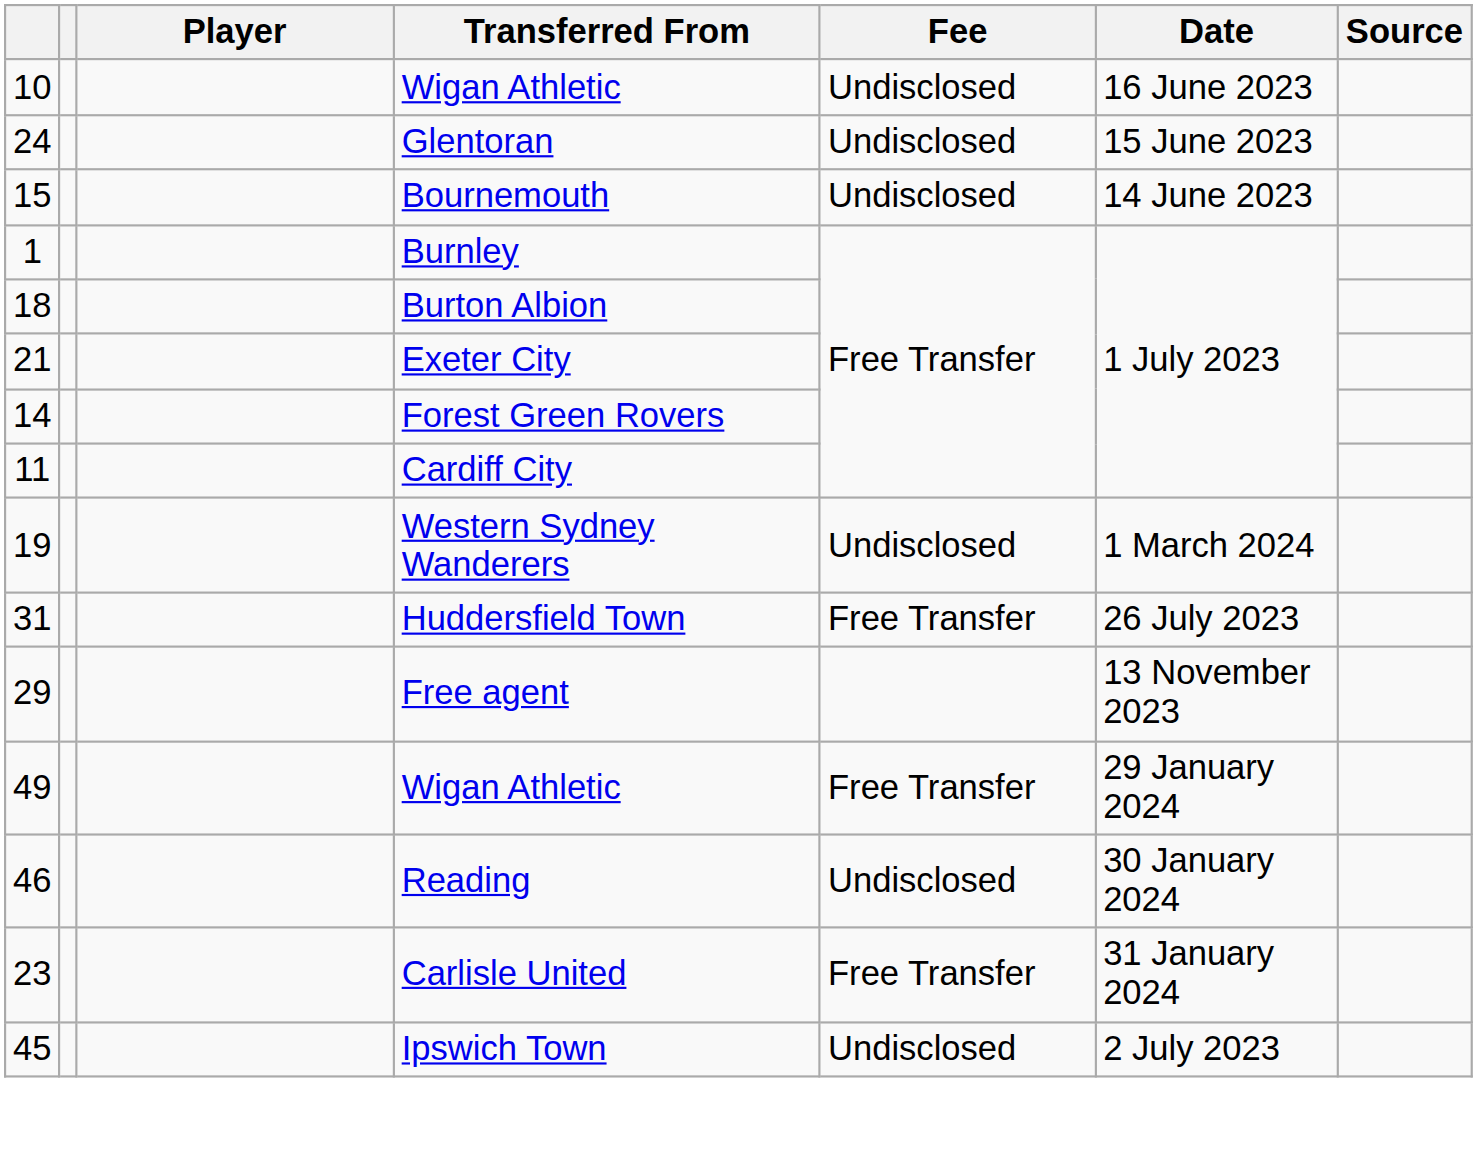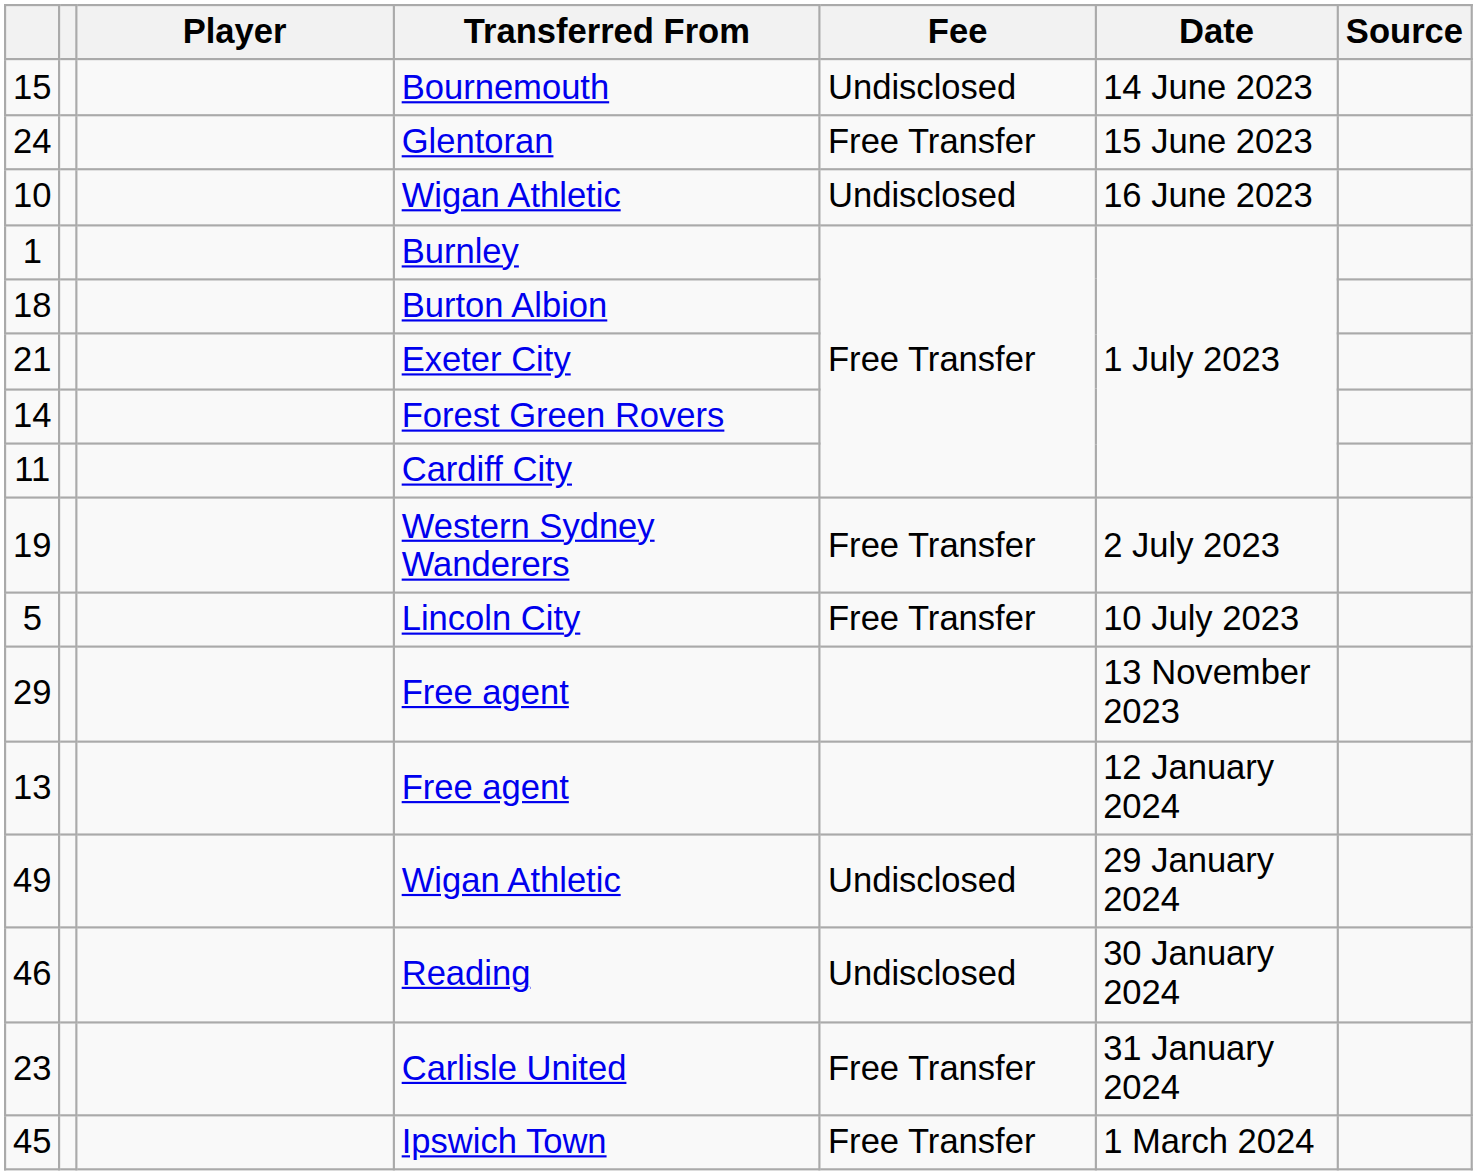rows swapped: (32, 196) <-> (32, 86)
(922, 141) Undisclosed -> (932, 141) Free Transfer
(922, 544) Undisclosed -> (932, 544) Free Transfer
(1209, 544) 1 March 2024 -> (1192, 544) 2 July 2023
+ row: (32, 618)
- row: (32, 618)
+ row: (32, 786)
(932, 786) Free Transfer -> (922, 880) Undisclosed
(922, 1048) Undisclosed -> (932, 1142) Free Transfer
(1192, 1048) 2 July 2023 -> (1209, 1142) 1 March 2024
